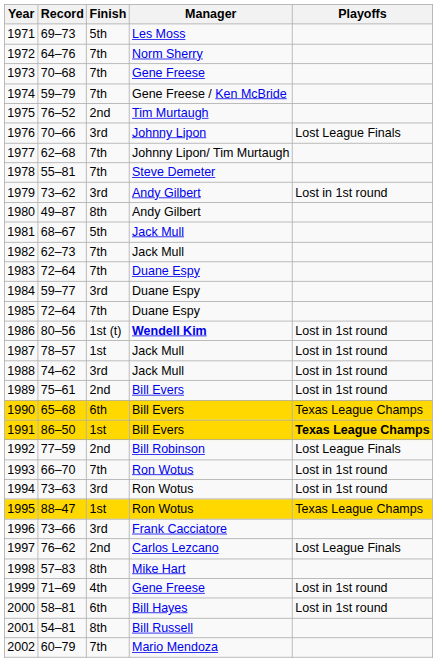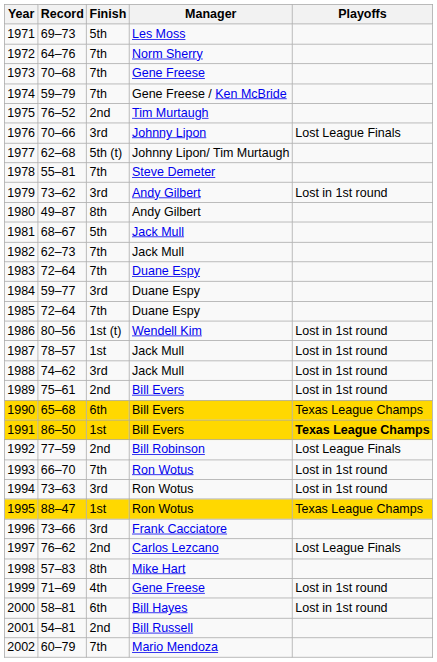(98, 152) 7th -> (106, 152) 5th (t)
(169, 331) bold -> (167, 331) normal
(98, 627) 8th -> (100, 627) 2nd
